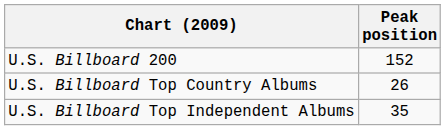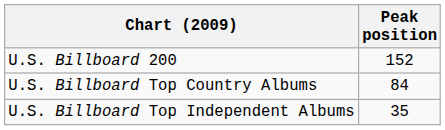(400, 86) 26 -> (400, 86) 84
